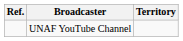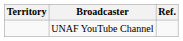columns swapped: (156, 12) <-> (15, 12)
